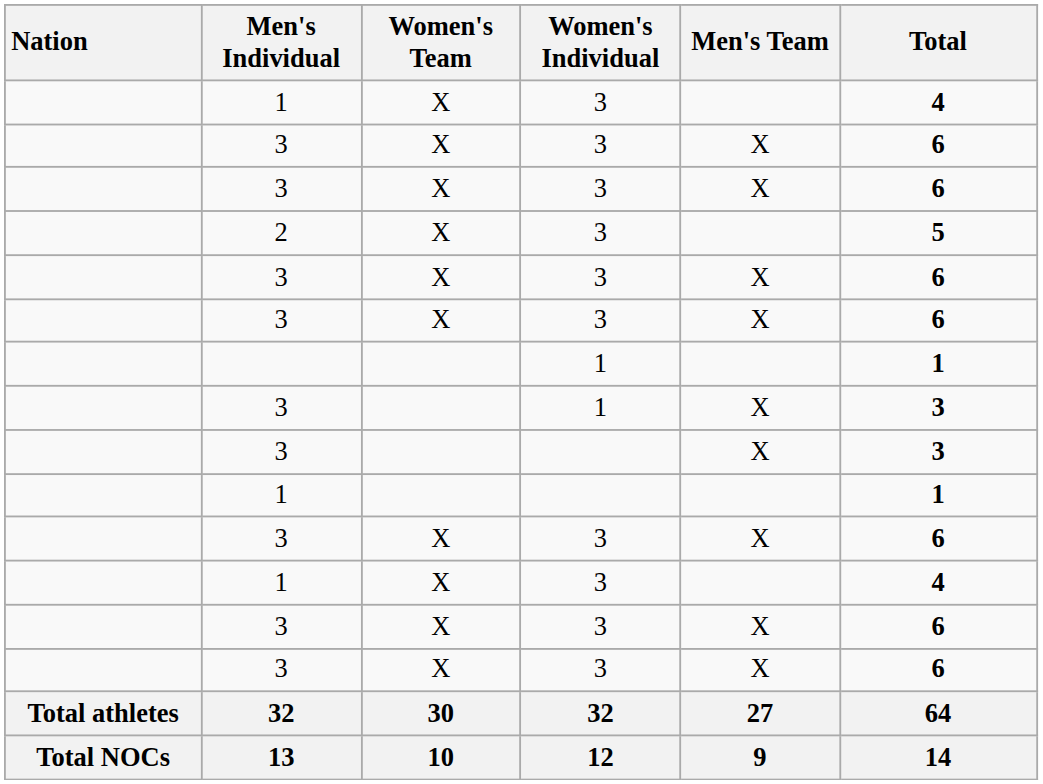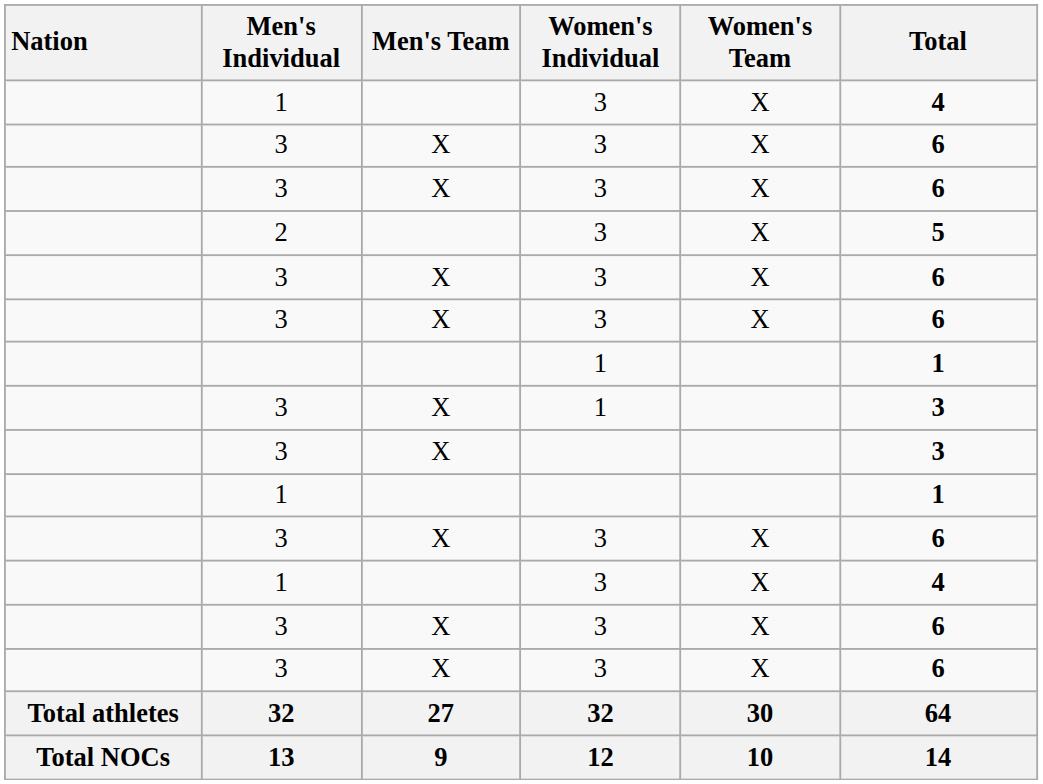columns swapped: (760, 42) <-> (441, 42)
